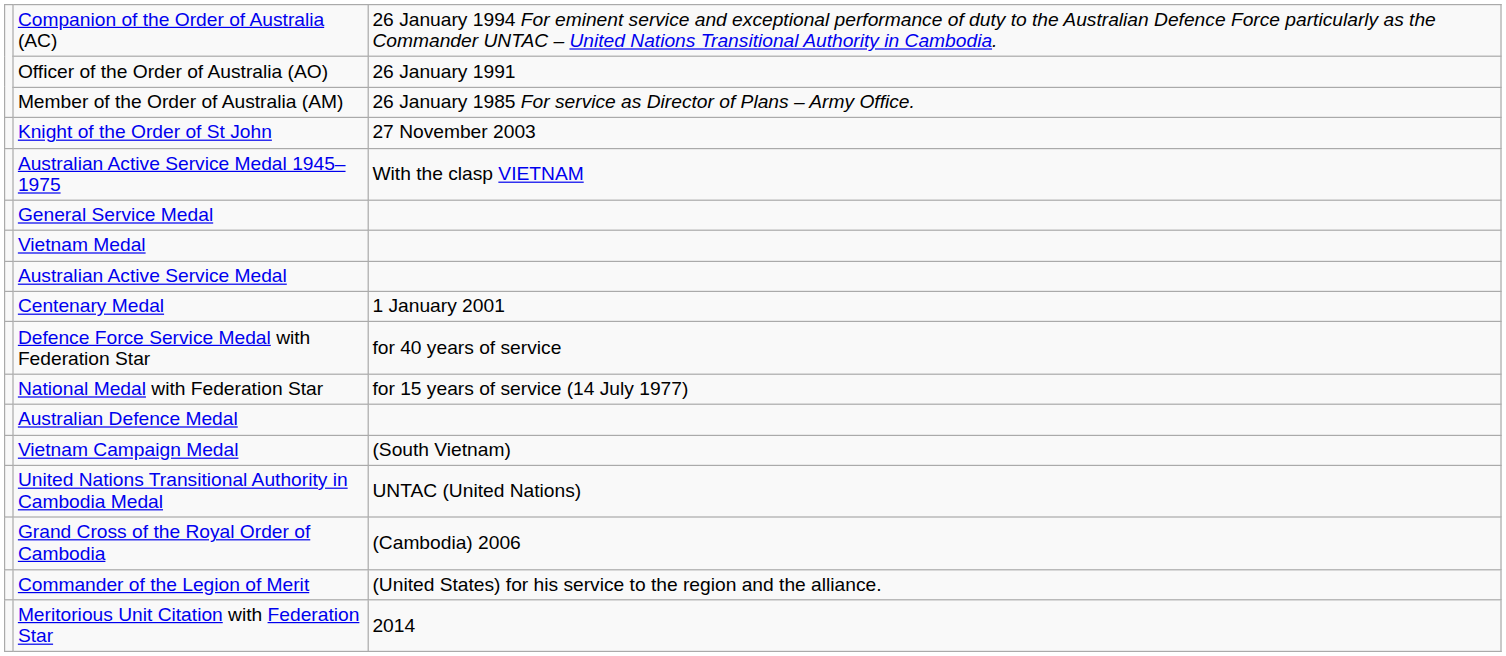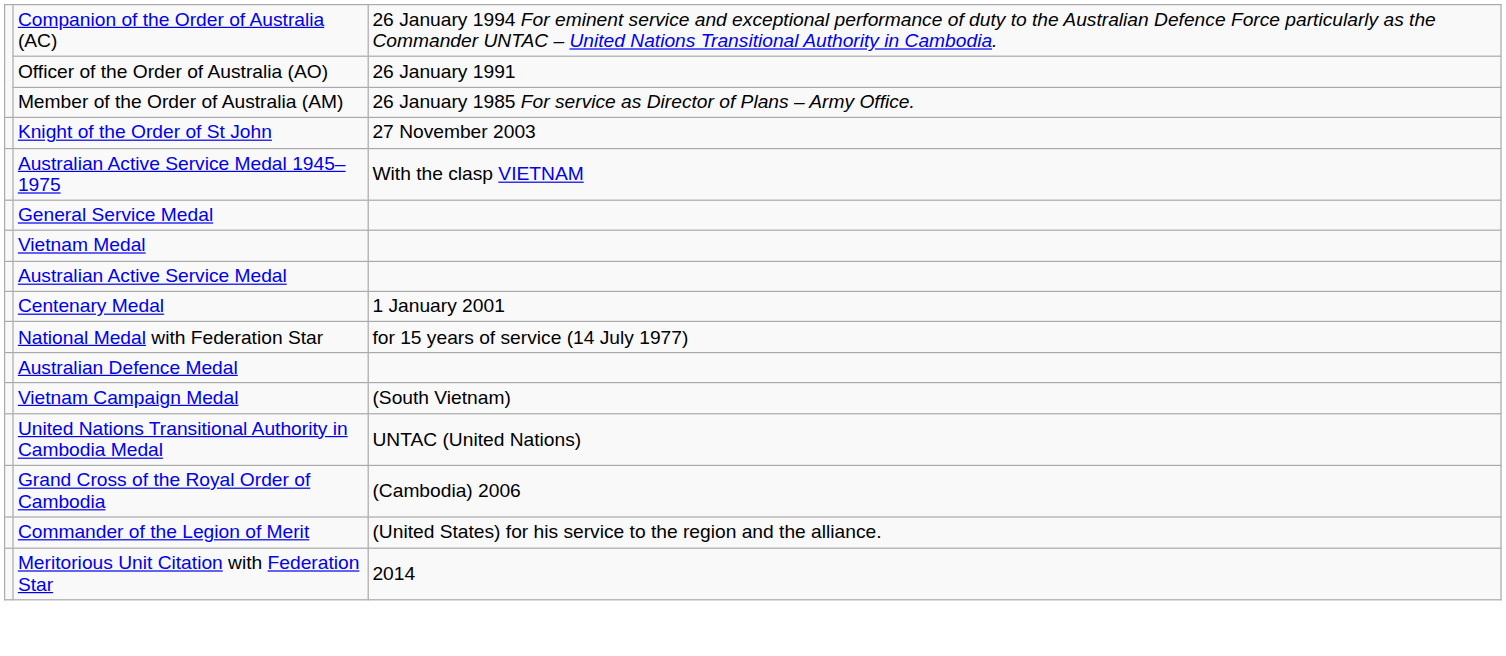- row: (164, 347)
